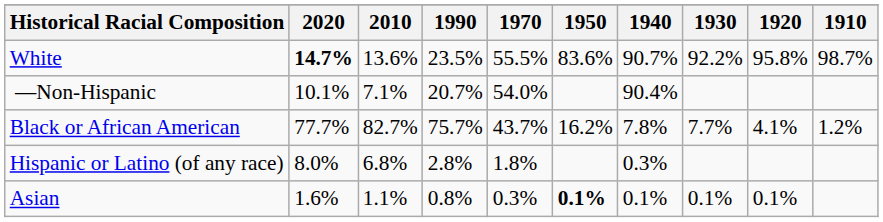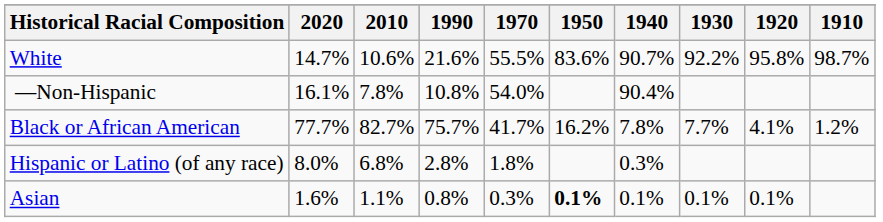(324, 57) bold -> (322, 57) normal
(390, 57) 13.6% -> (387, 57) 10.6%
(455, 57) 23.5% -> (452, 57) 21.6%
(322, 92) 10.1% -> (322, 92) 16.1%
(385, 92) 7.1% -> (381, 92) 7.8%
(455, 92) 20.7% -> (452, 92) 10.8%
(520, 127) 43.7% -> (517, 127) 41.7%
